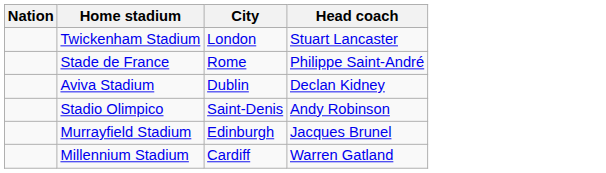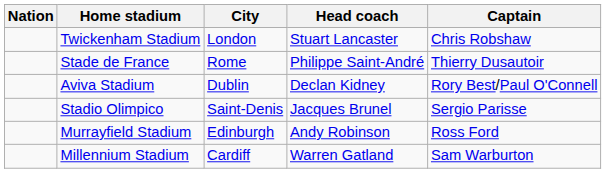+ column: (514, 16)
(340, 109) Andy Robinson -> (341, 109) Jacques Brunel
(341, 132) Jacques Brunel -> (340, 132) Andy Robinson
